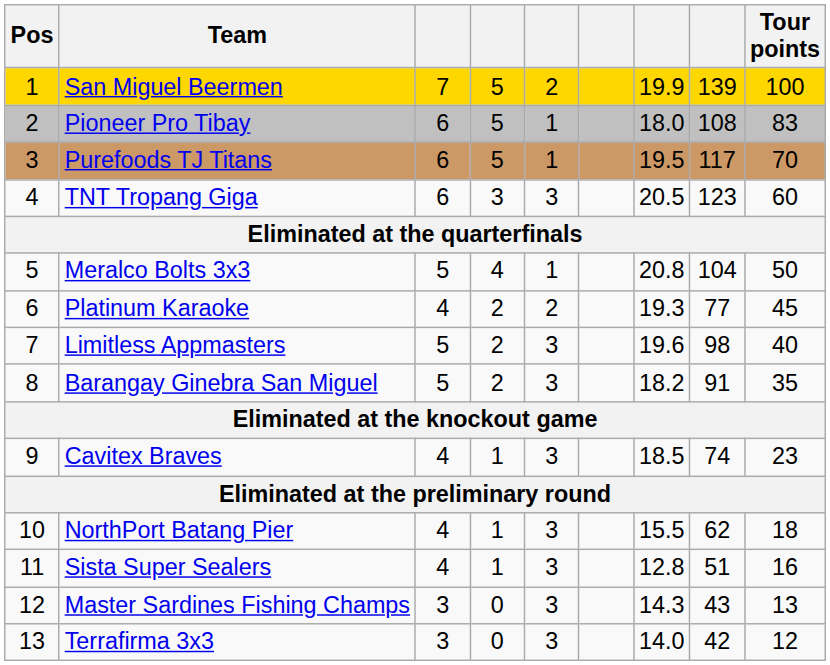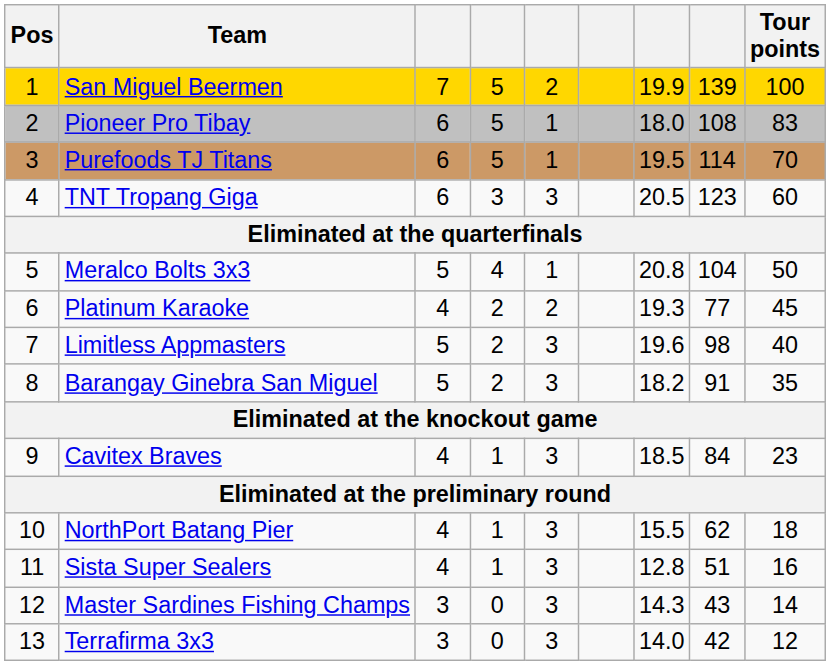(717, 160) 117 -> (717, 160) 114
(717, 456) 74 -> (717, 456) 84
(785, 605) 13 -> (785, 605) 14
